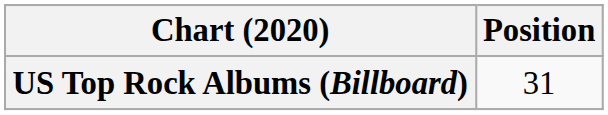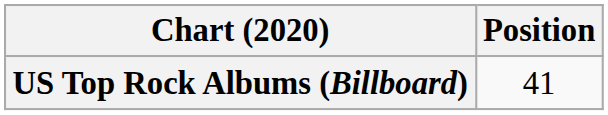(539, 82) 31 -> (539, 82) 41
